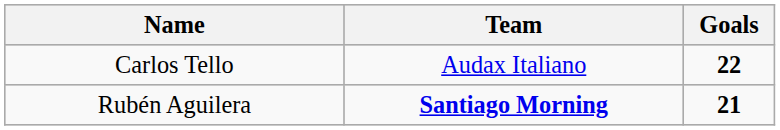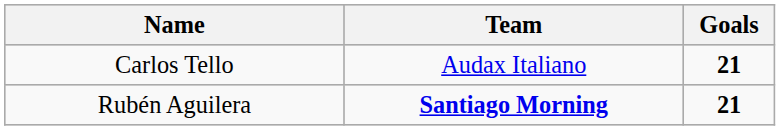(729, 64) 22 -> (729, 64) 21
